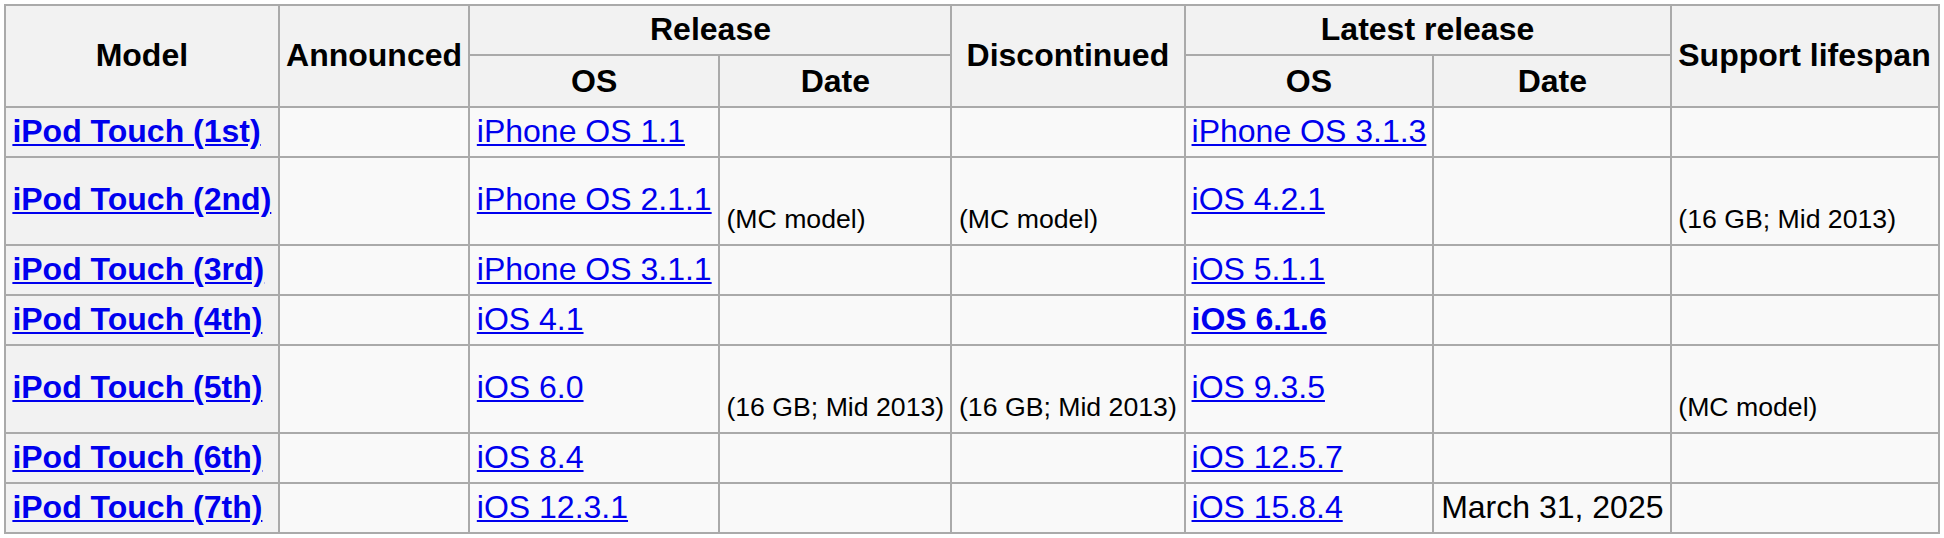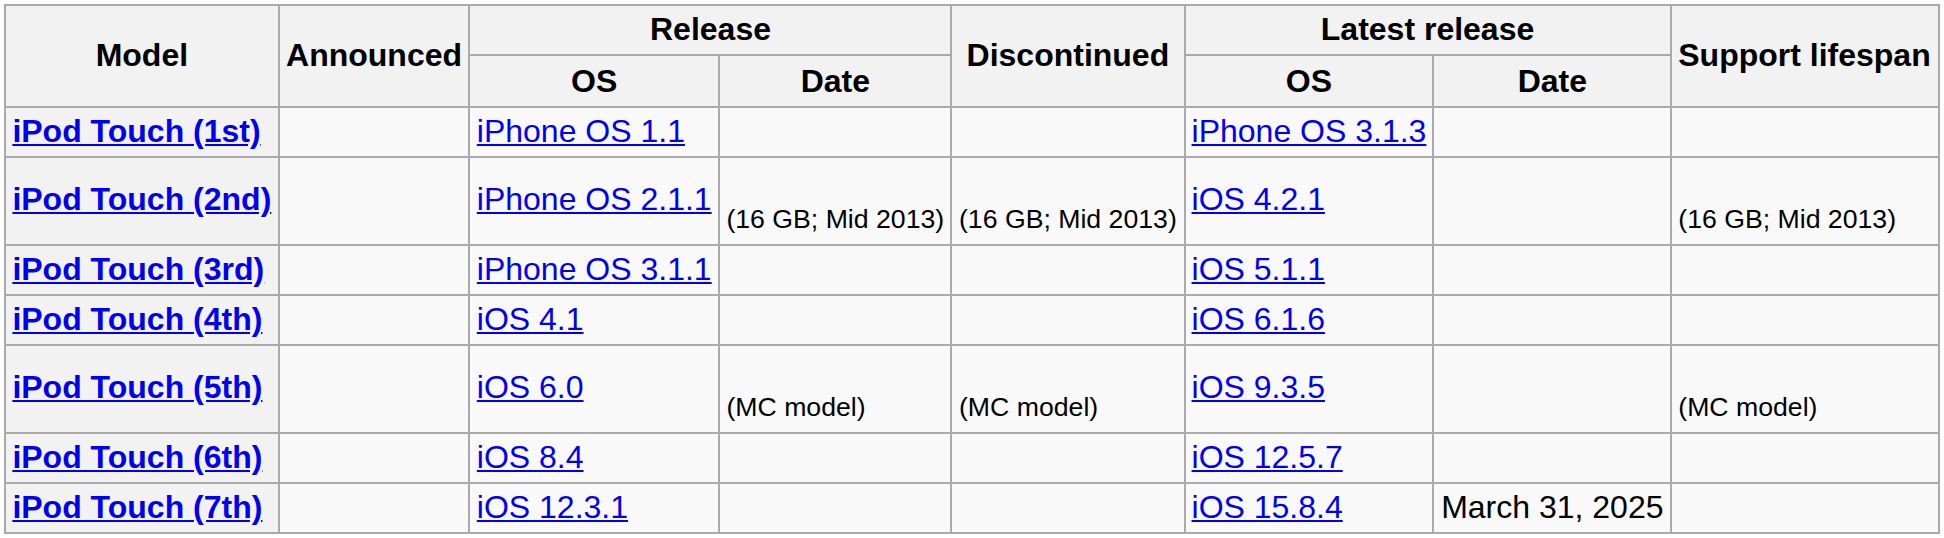(796, 220) (MC model) -> (835, 220) (16 GB; Mid 2013)
(1029, 220) (MC model) -> (1068, 220) (16 GB; Mid 2013)
(1259, 319) bold -> (1258, 319) normal
(835, 408) (16 GB; Mid 2013) -> (796, 408) (MC model)
(1068, 408) (16 GB; Mid 2013) -> (1029, 408) (MC model)
